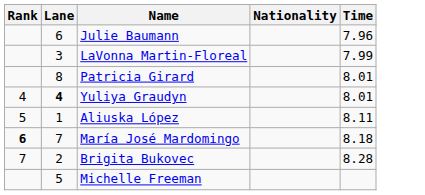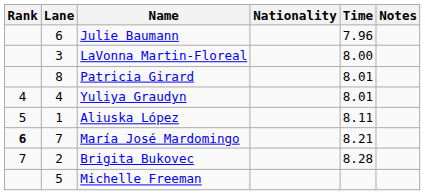+ column: (398, 15)
(358, 56) 7.99 -> (358, 56) 8.00
(59, 97) bold -> (59, 97) normal
(358, 138) 8.18 -> (358, 138) 8.21
